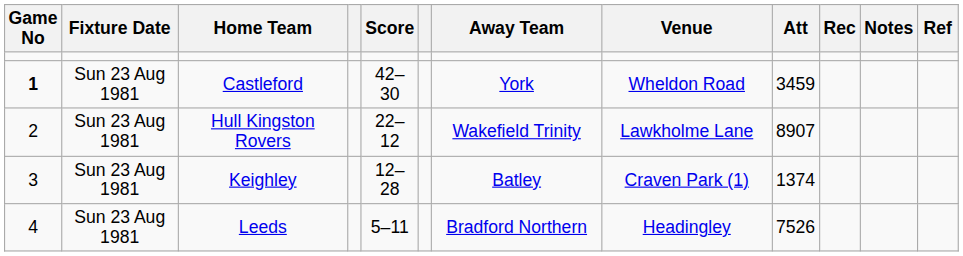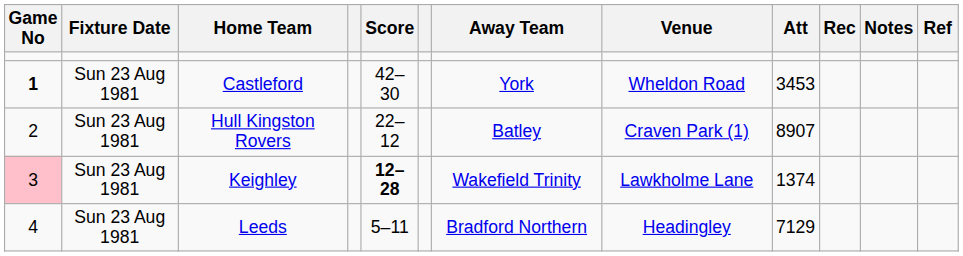(796, 84) 3459 -> (796, 84) 3453
(517, 131) Wakefield Trinity -> (517, 131) Batley
(687, 131) Lawkholme Lane -> (687, 131) Craven Park (1)
(33, 179) no background -> (33, 179) pink background
(390, 179) normal -> (390, 179) bold
(517, 179) Batley -> (517, 179) Wakefield Trinity
(687, 179) Craven Park (1) -> (687, 179) Lawkholme Lane
(796, 227) 7526 -> (796, 227) 7129
